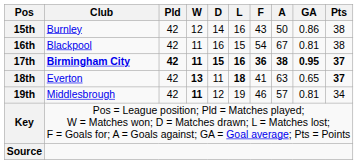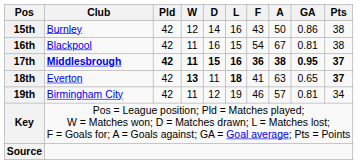(88, 62) Birmingham City -> (84, 62) Middlesbrough
(81, 95) Middlesbrough -> (85, 95) Birmingham City
(197, 95) bold -> (192, 95) normal
